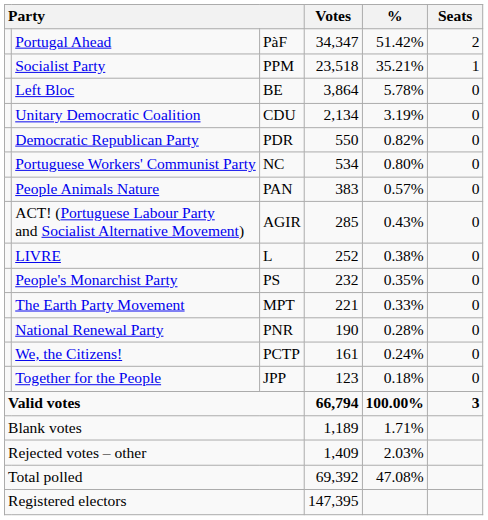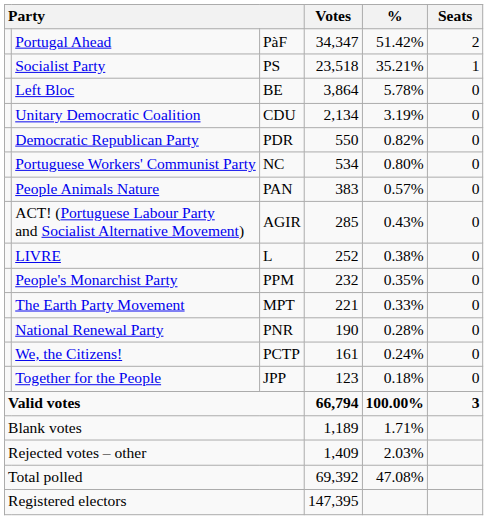(278, 66) PPM -> (272, 66) PS
(272, 280) PS -> (278, 280) PPM
